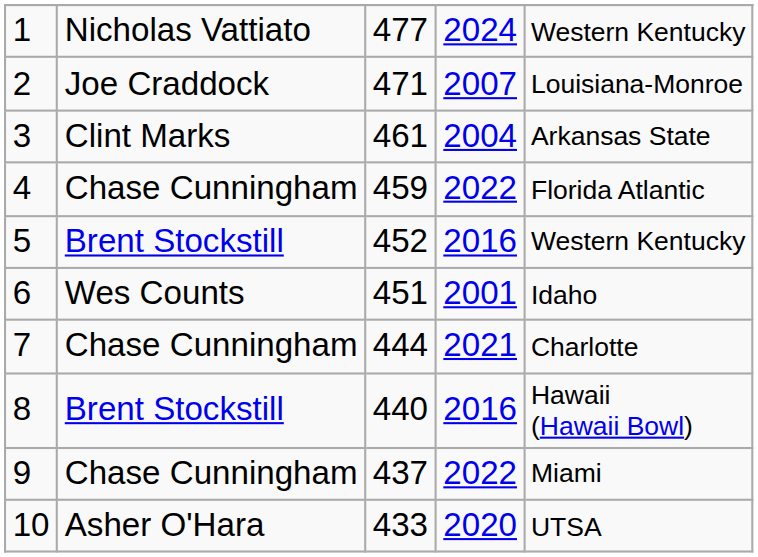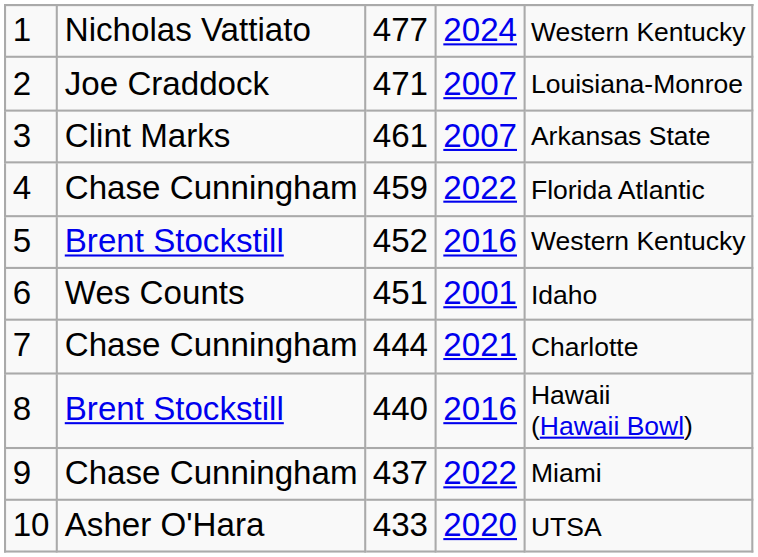(480, 135) 2004 -> (480, 135) 2007
